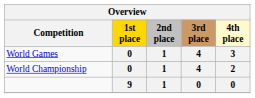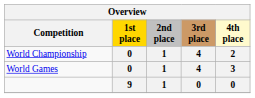rows swapped: (47, 69) <-> (32, 54)
